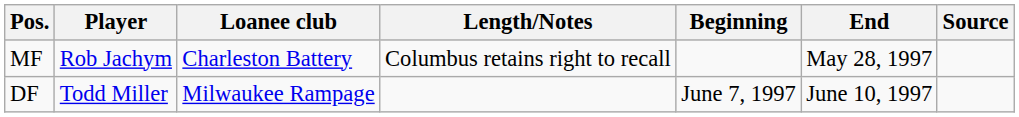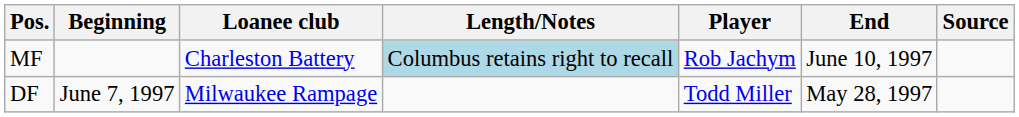columns swapped: (116, 22) <-> (739, 22)
(528, 58) no background -> (530, 58) lightblue background
(869, 58) May 28, 1997 -> (869, 58) June 10, 1997
(869, 93) June 10, 1997 -> (869, 93) May 28, 1997
